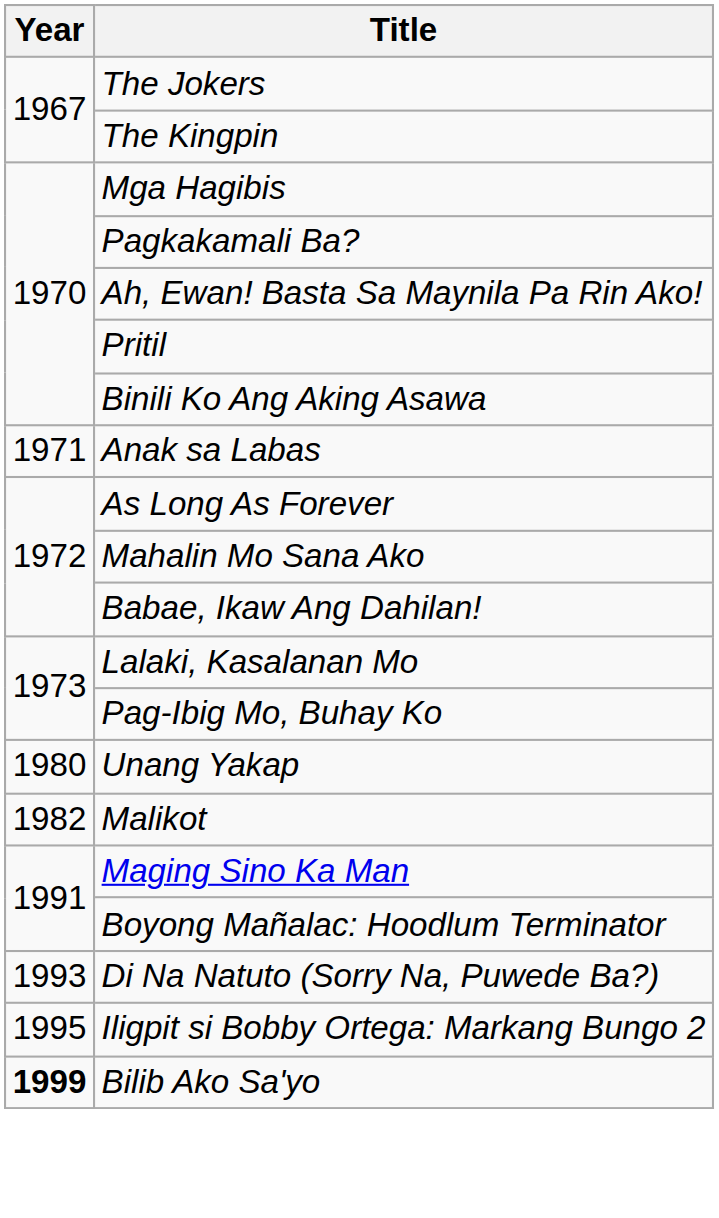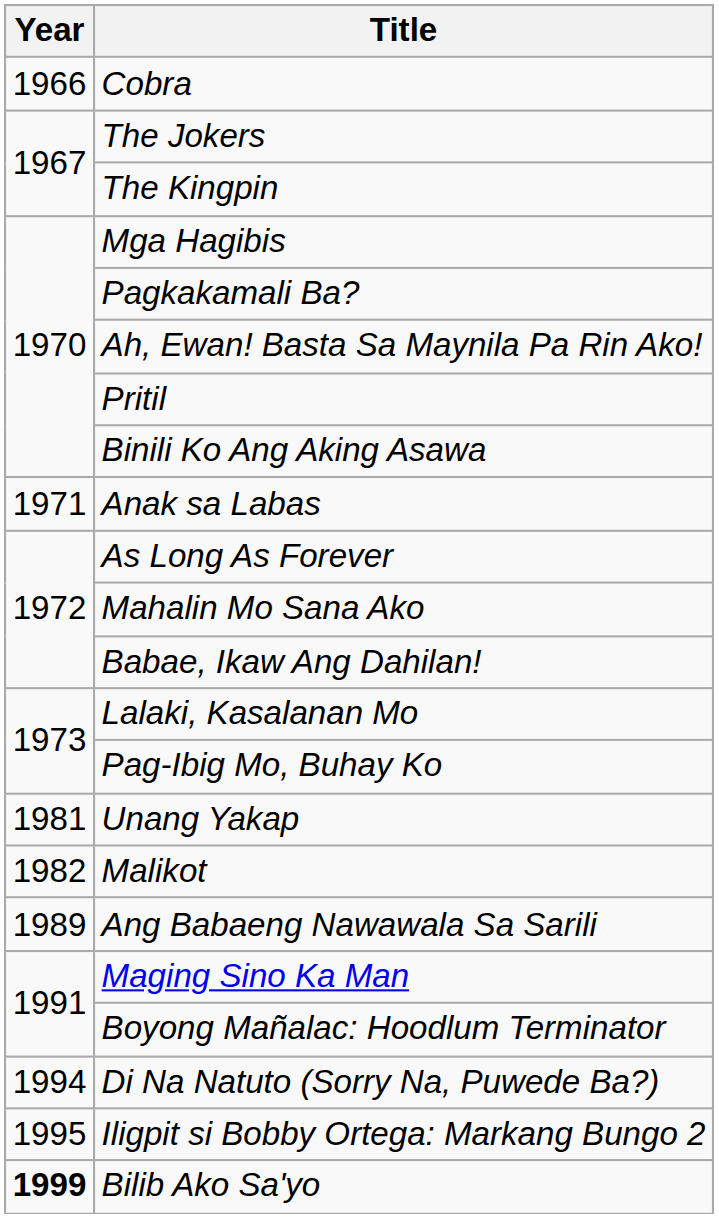+ row: (147, 83)
(50, 766) 1980 -> (50, 818) 1981
+ row: (349, 923)
(50, 976) 1993 -> (50, 1081) 1994
